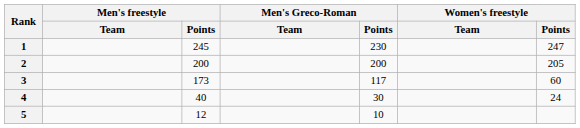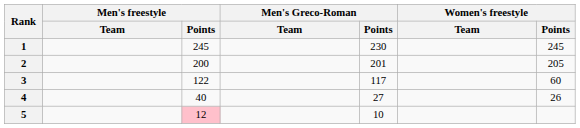(556, 47) 247 -> (556, 47) 245
(378, 64) 200 -> (378, 64) 201
(201, 81) 173 -> (201, 81) 122
(378, 98) 30 -> (378, 98) 27
(556, 98) 24 -> (556, 98) 26
(201, 115) no background -> (201, 115) pink background
